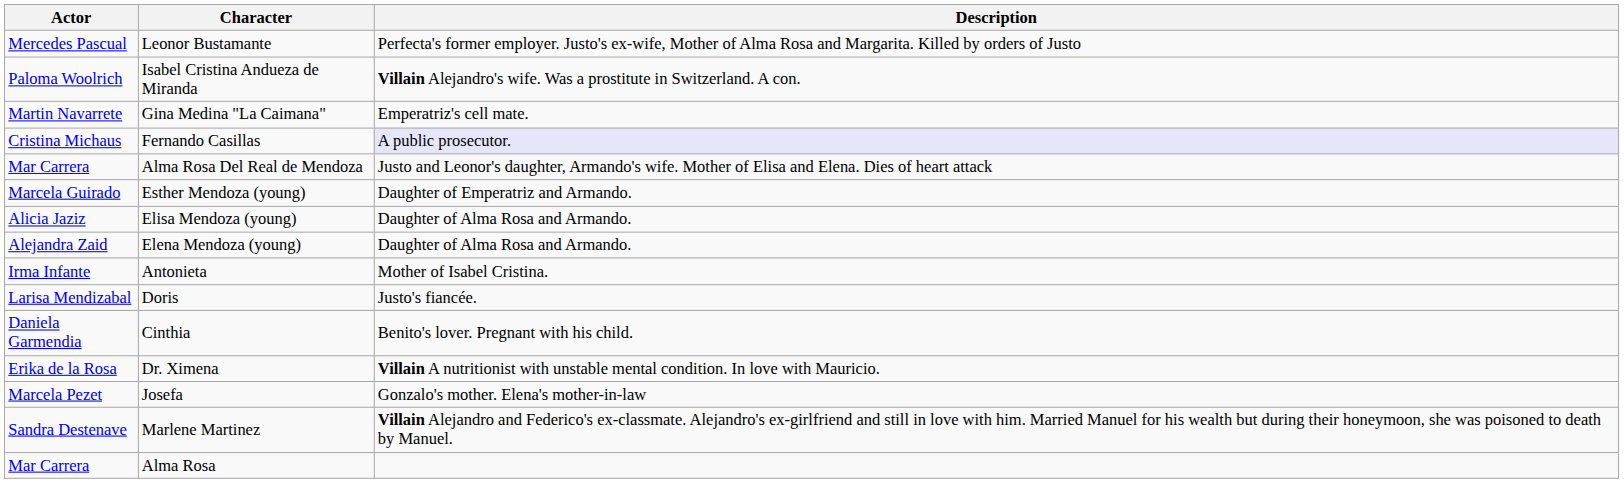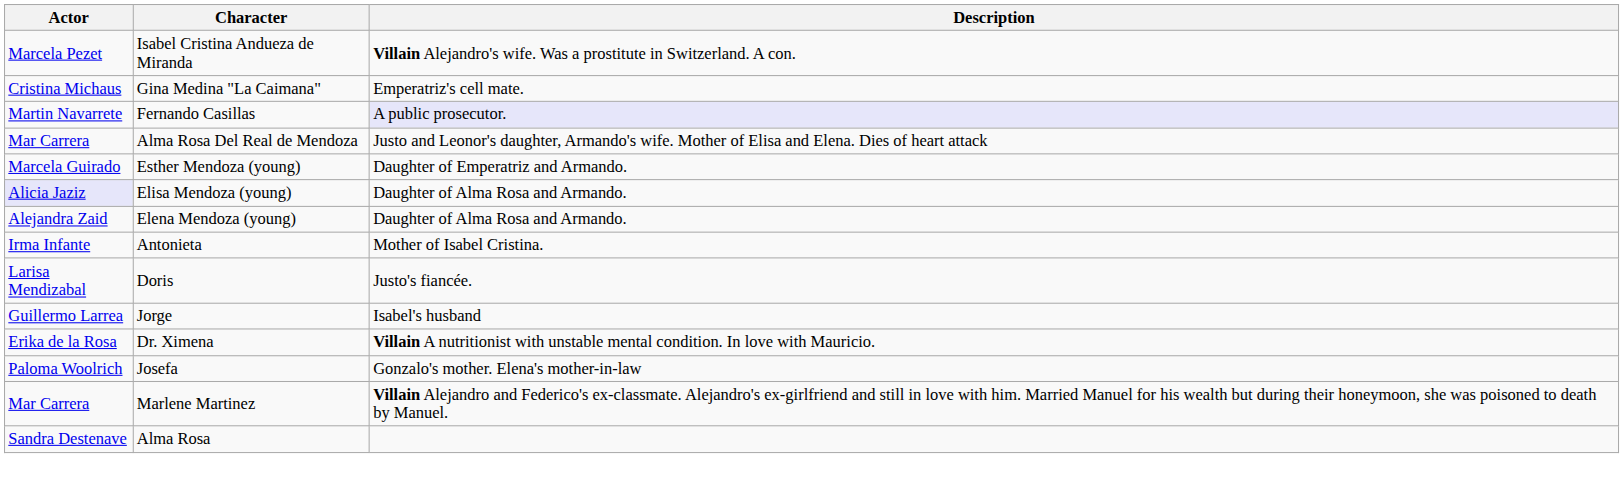- row: (207, 43)
(65, 79) Paloma Woolrich -> (55, 52) Marcela Pezet
(65, 114) Martin Navarrete -> (65, 88) Cristina Michaus
(65, 140) Cristina Michaus -> (65, 114) Martin Navarrete
(47, 219) no background -> (47, 192) lavender background
- row: (166, 332)
+ row: (154, 316)
(55, 394) Marcela Pezet -> (65, 368) Paloma Woolrich
(68, 429) Sandra Destenave -> (49, 403) Mar Carrera
(49, 465) Mar Carrera -> (68, 439) Sandra Destenave
